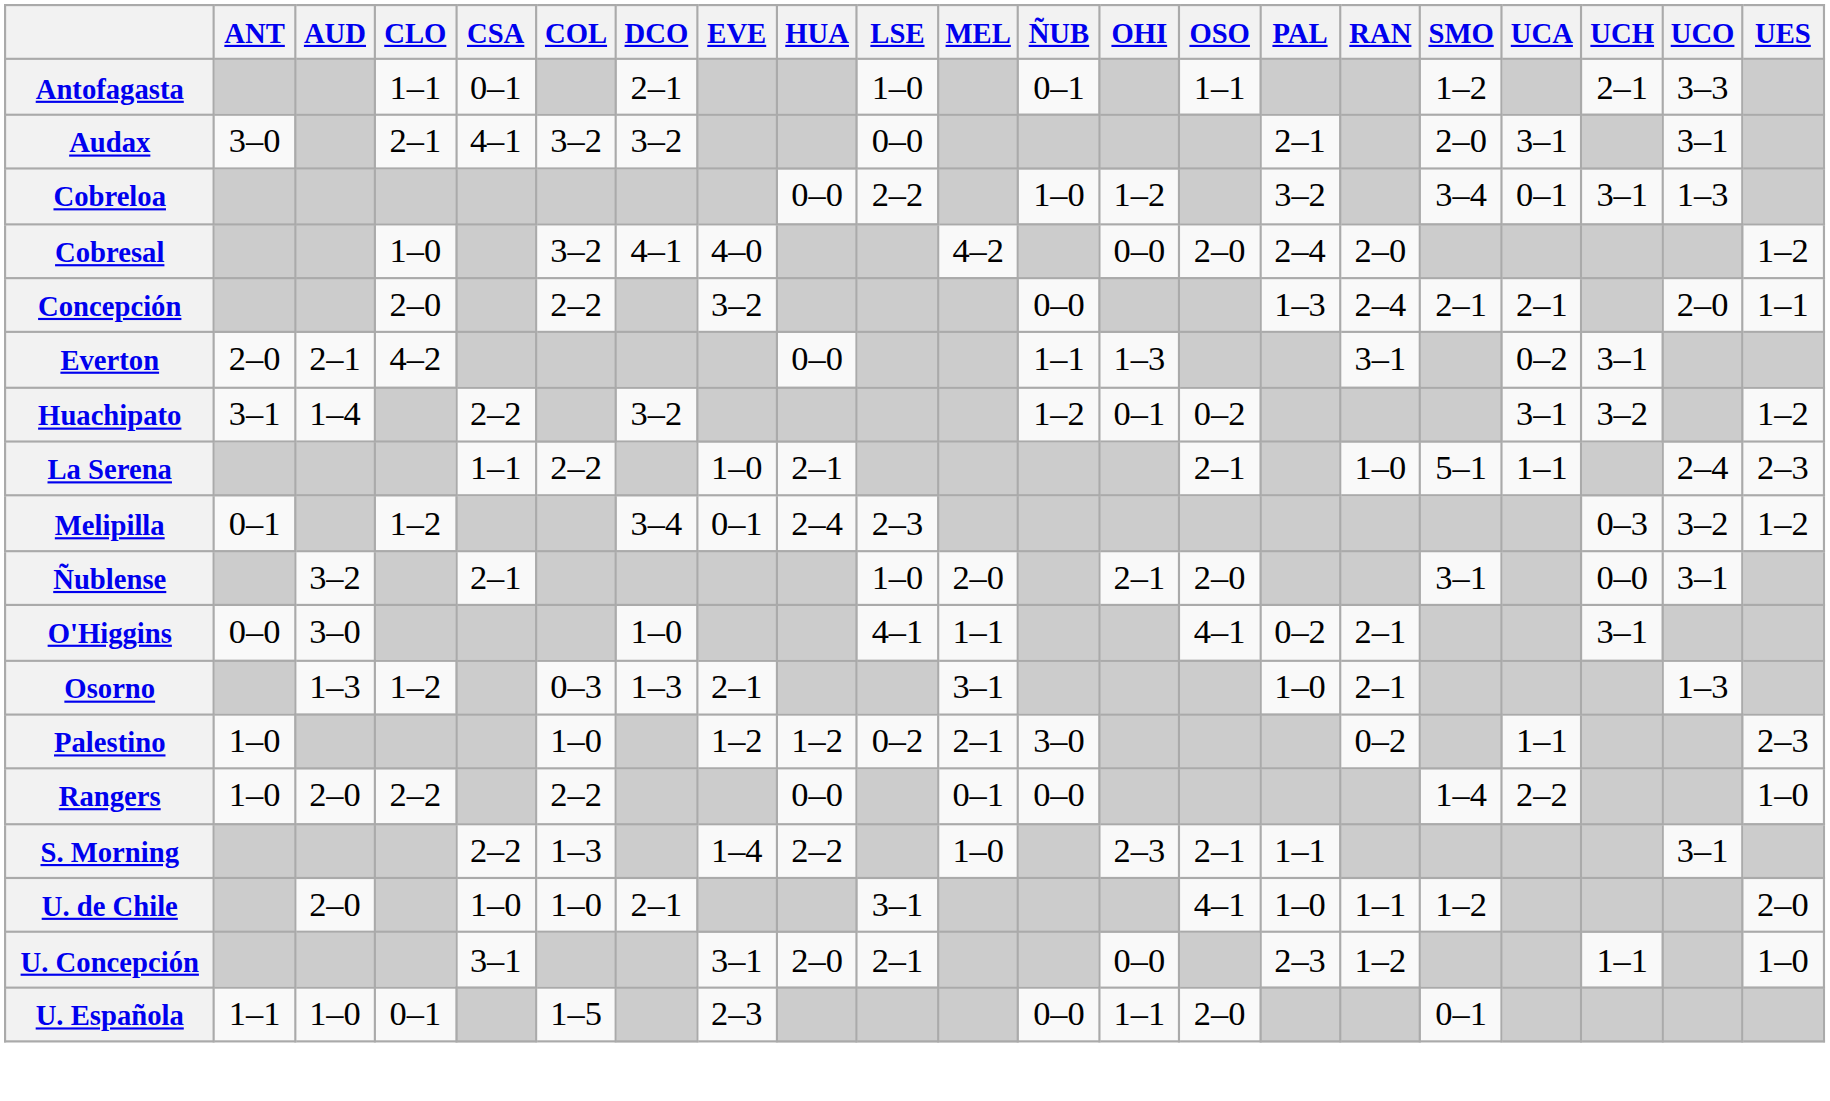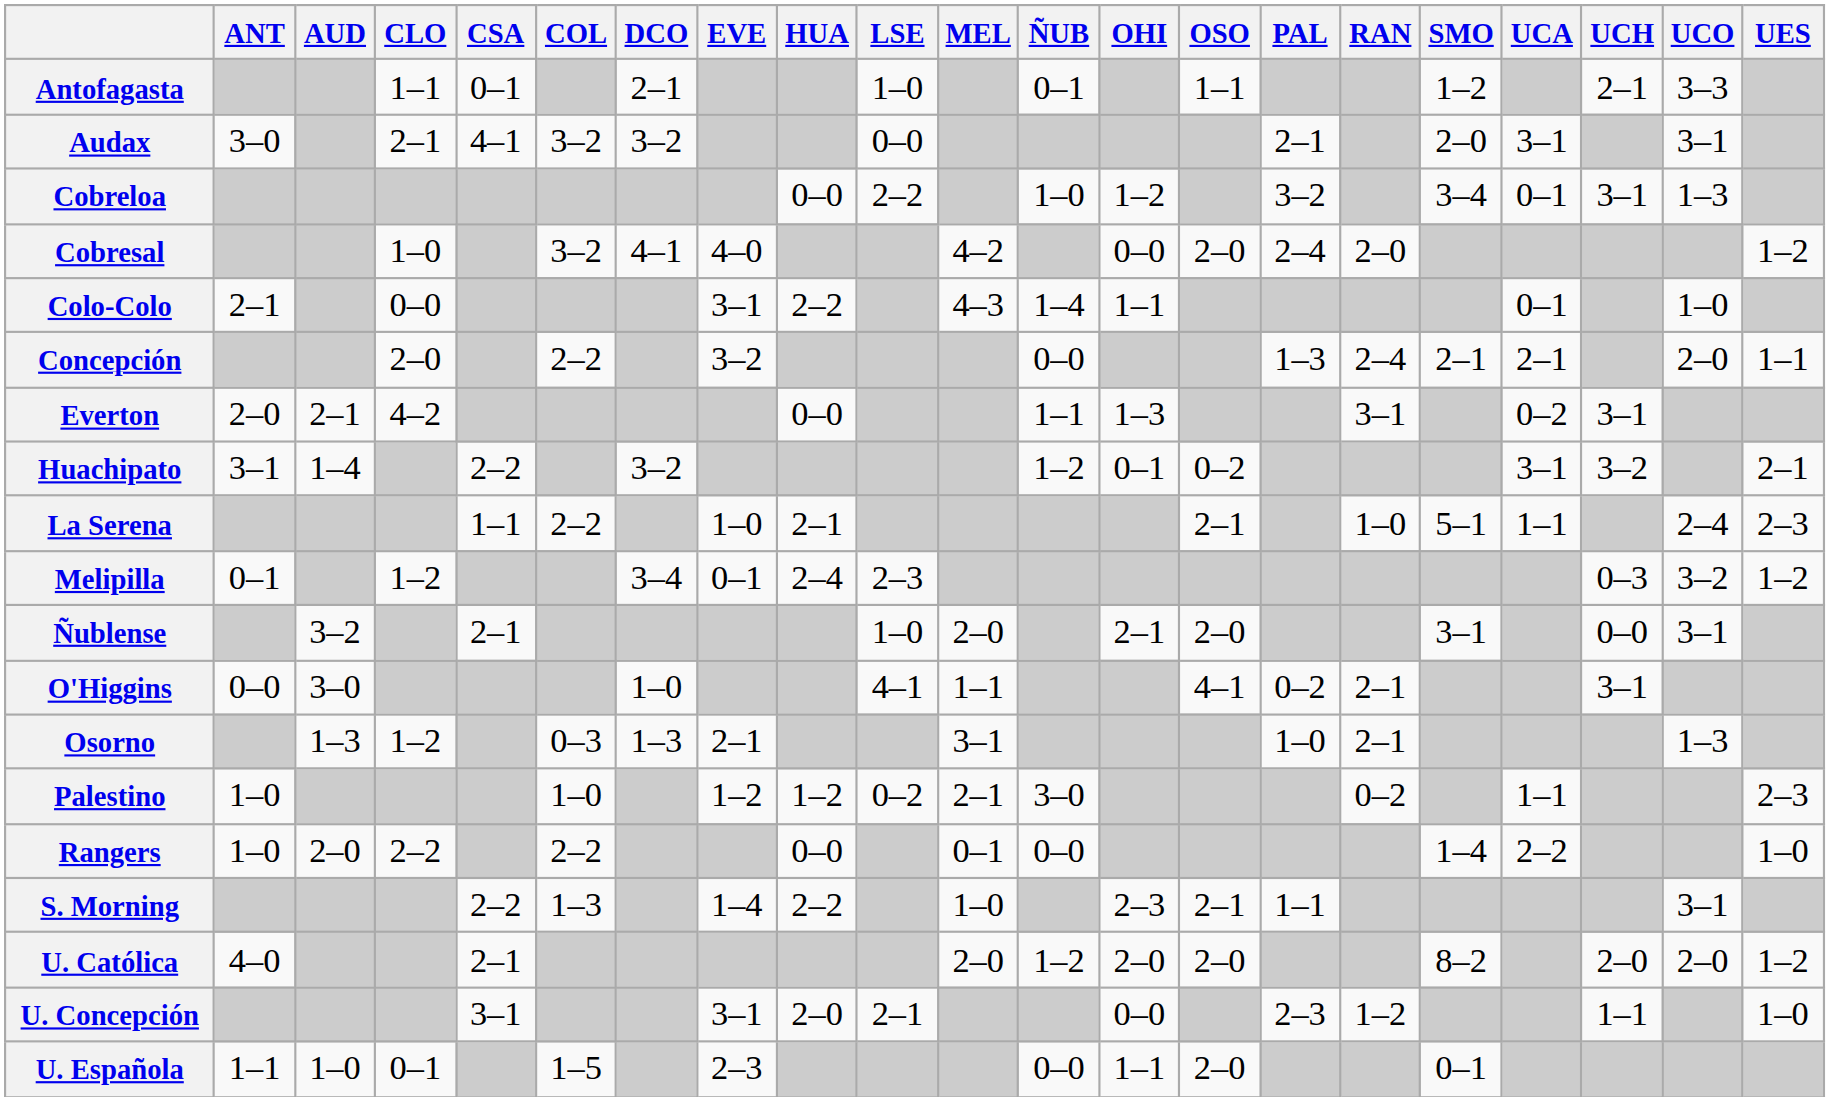+ row: (110, 306)
(1783, 413) 1–2 -> (1783, 468) 2–1
+ row: (110, 961)
- row: (110, 906)
